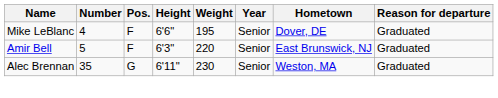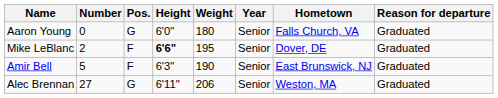+ row: (39, 31)
(82, 31) 4 -> (82, 48) 2
(165, 31) normal -> (166, 48) bold
(205, 48) 220 -> (205, 66) 190
(86, 66) 35 -> (86, 84) 27
(205, 66) 230 -> (205, 84) 206
